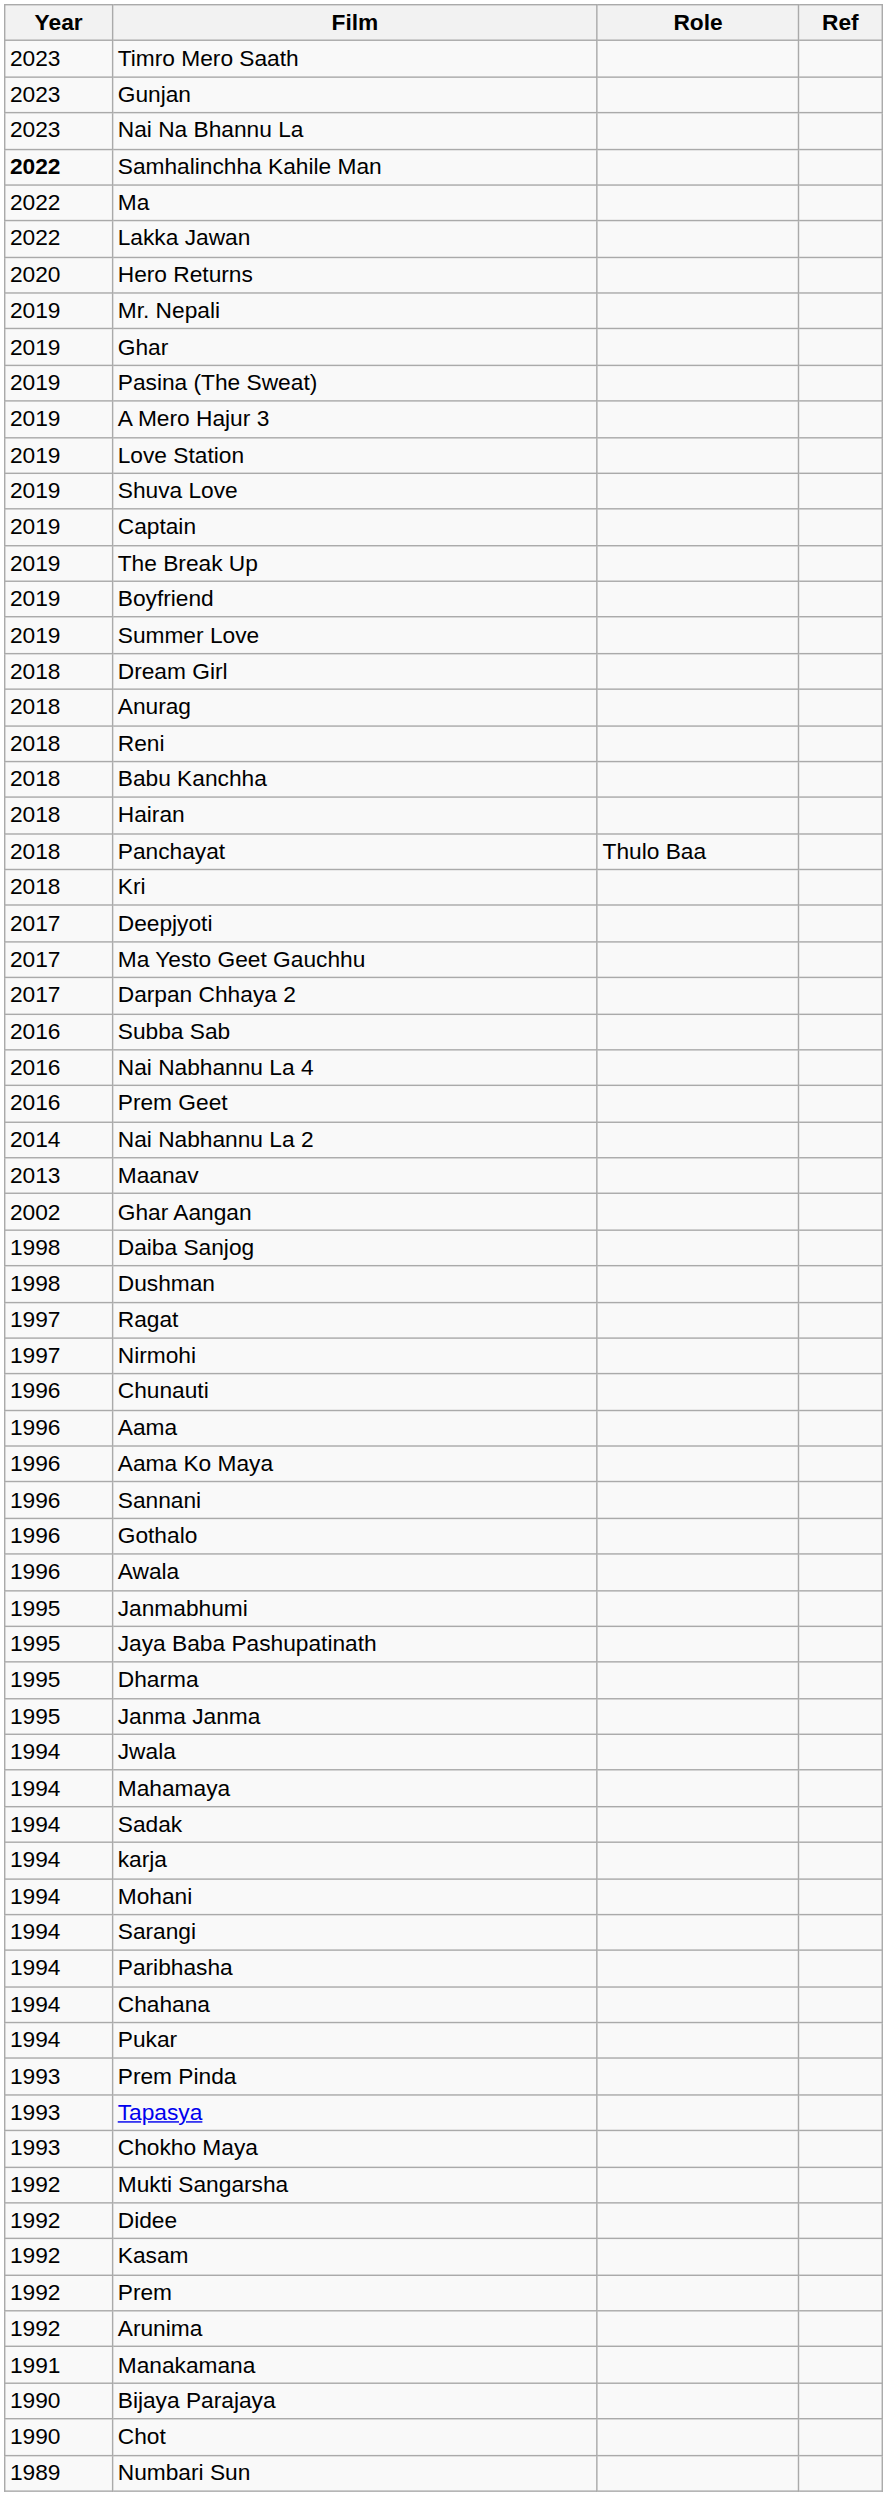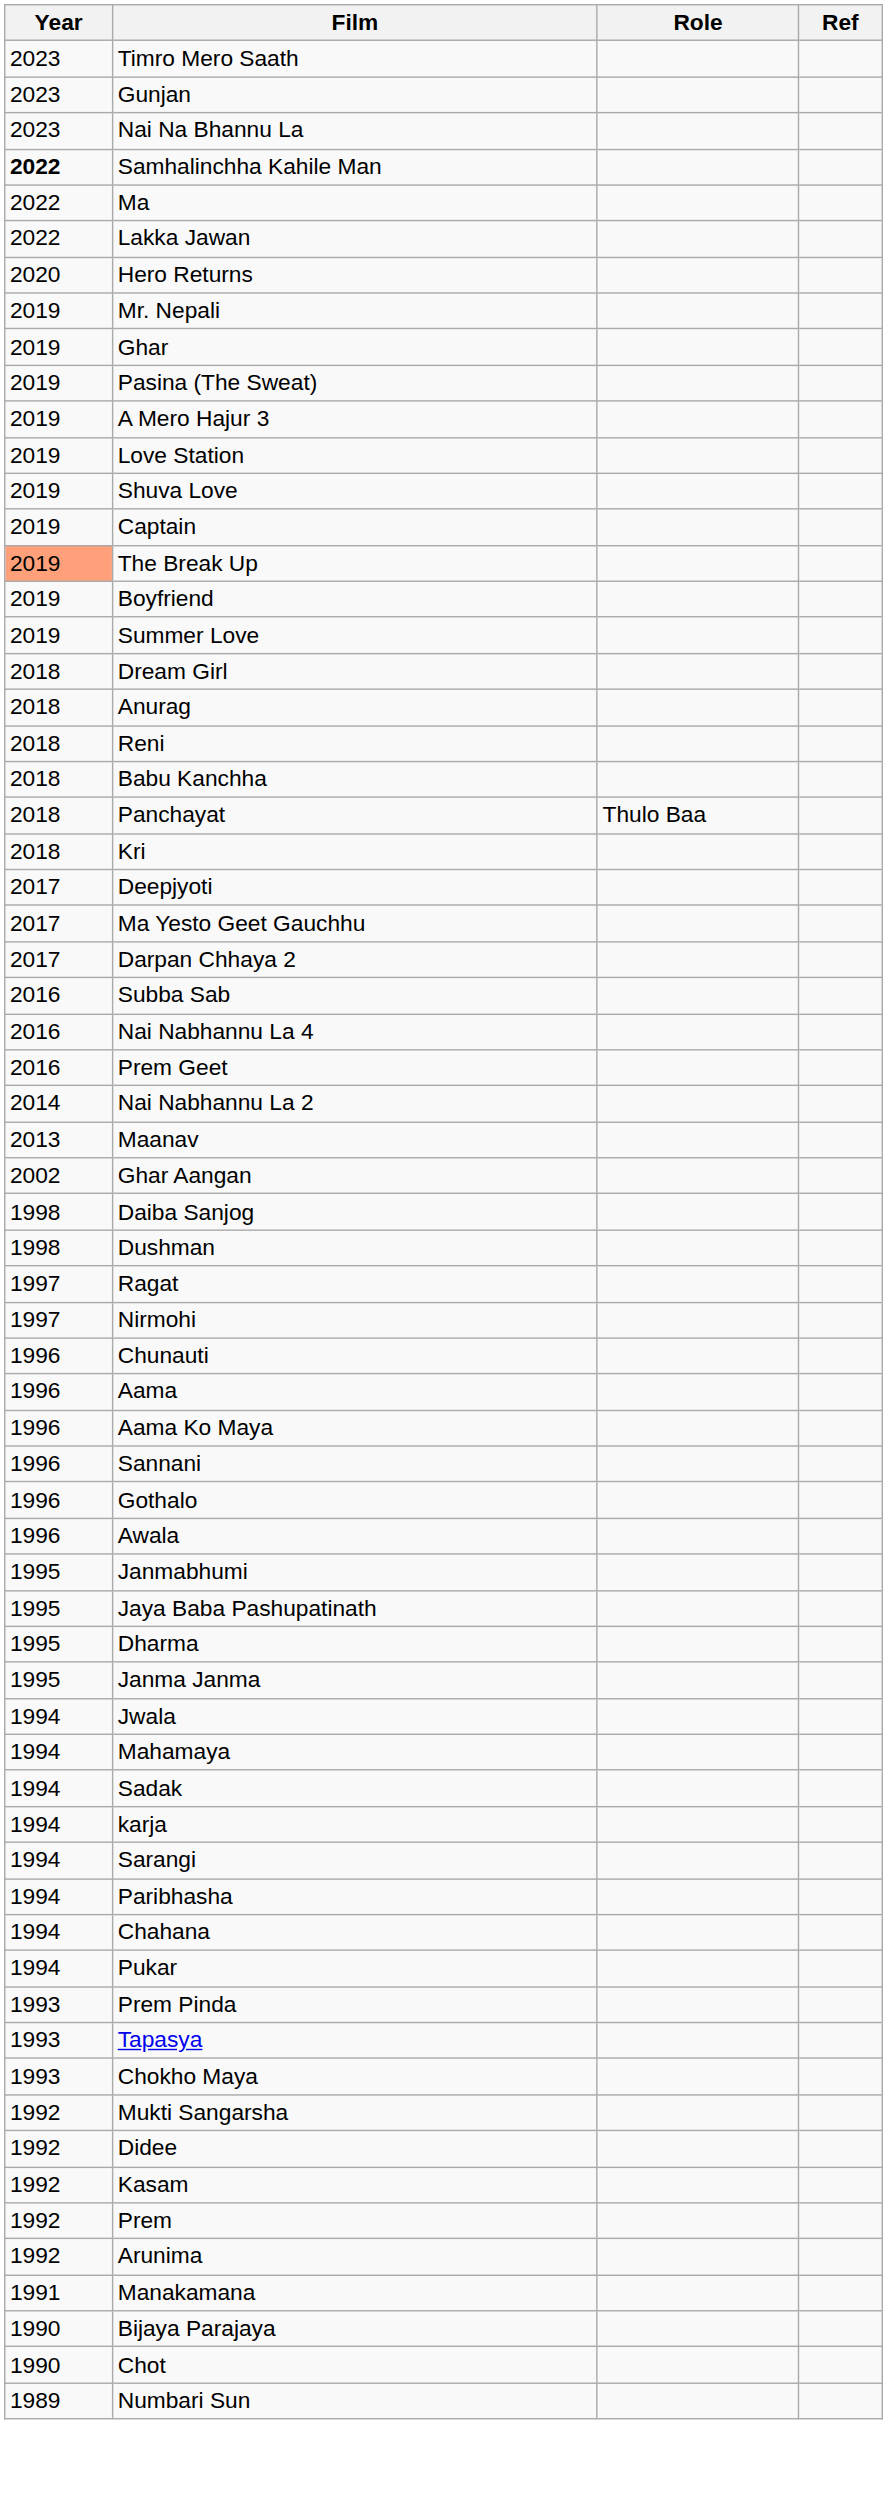(35, 563) no background -> (35, 563) lightsalmon background
- row: (151, 815)
- row: (155, 1896)
